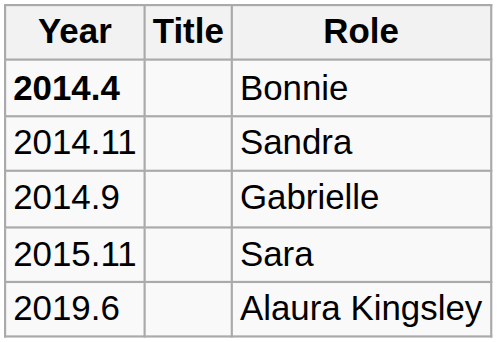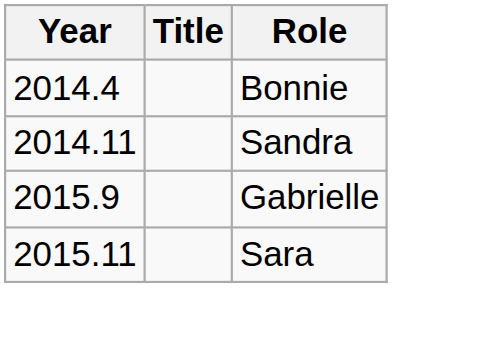(66, 87) bold -> (66, 87) normal
(66, 198) 2014.9 -> (66, 198) 2015.9
- row: (361, 308)
